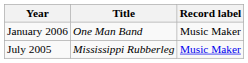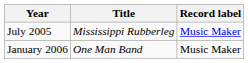rows swapped: (29, 49) <-> (37, 31)
